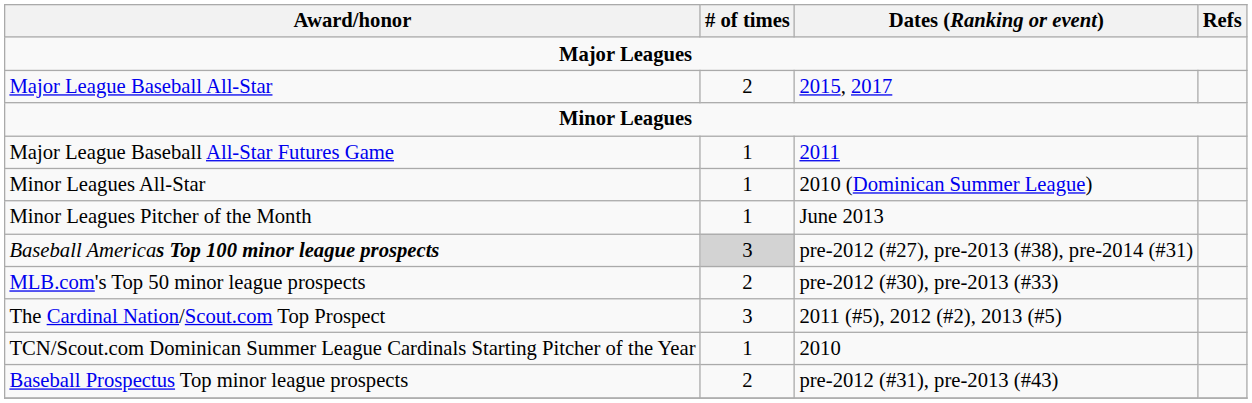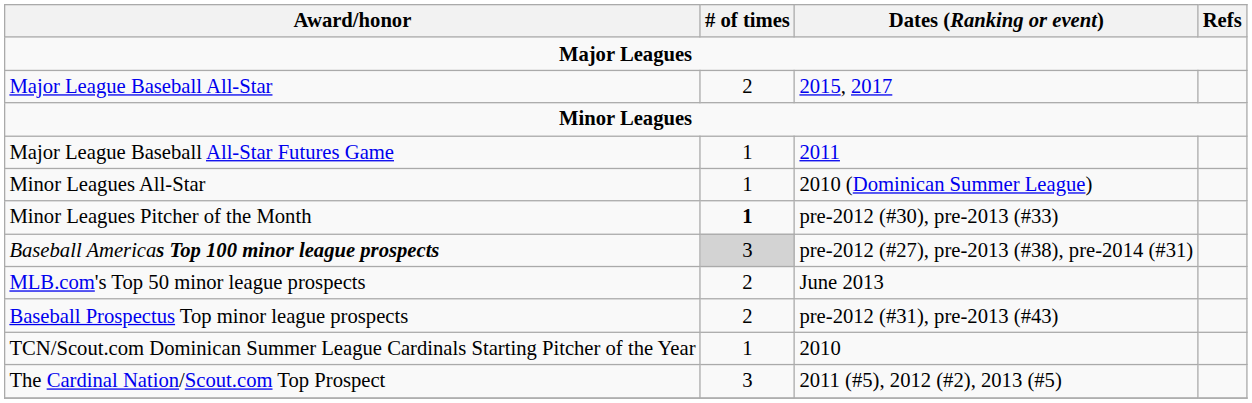(747, 217) normal -> (747, 217) bold
(842, 217) June 2013 -> (929, 217) pre-2012 (#30), pre-2013 (#33)
(929, 282) pre-2012 (#30), pre-2013 (#33) -> (842, 282) June 2013
rows swapped: (209, 380) <-> (197, 315)
